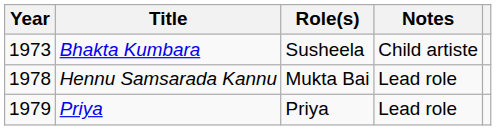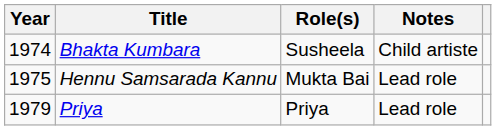(30, 49) 1973 -> (30, 49) 1974
(30, 79) 1978 -> (30, 79) 1975
